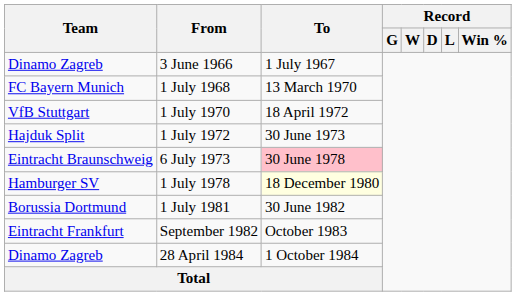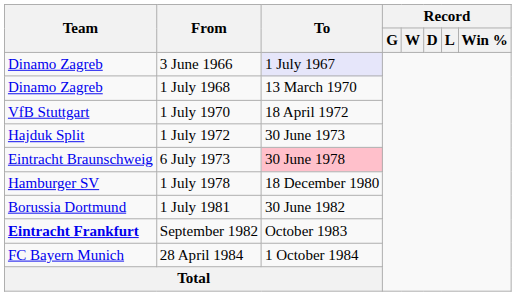(300, 64) no background -> (300, 64) lavender background
(66, 87) FC Bayern Munich -> (55, 87) Dinamo Zagreb
(322, 183) lightyellow background -> (322, 183) no background
(66, 231) normal -> (73, 231) bold
(55, 254) Dinamo Zagreb -> (66, 254) FC Bayern Munich
